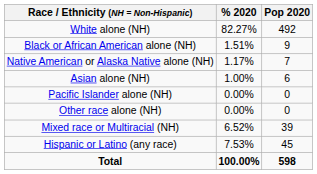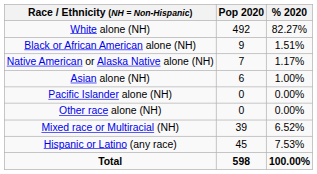columns swapped: (287, 12) <-> (239, 12)
